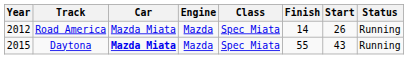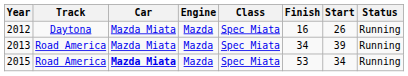(71, 29) Road America -> (71, 29) Daytona
(302, 29) 14 -> (302, 29) 16
+ row: (19, 45)
(71, 45) Daytona -> (71, 62) Road America
(302, 45) 55 -> (302, 62) 53
(340, 45) 43 -> (340, 62) 34
